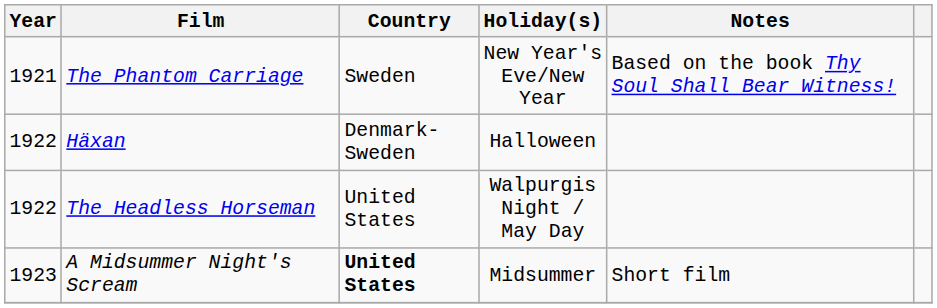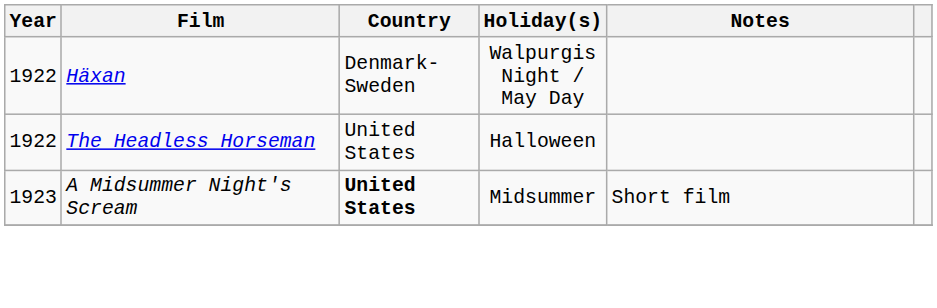- row: (185, 76)
(543, 142) Halloween -> (543, 76) Walpurgis Night / May Day
(543, 209) Walpurgis Night / May Day -> (543, 142) Halloween
